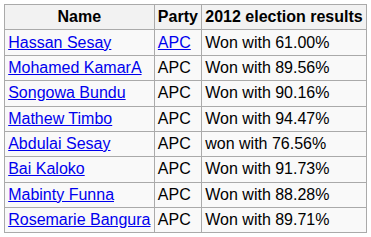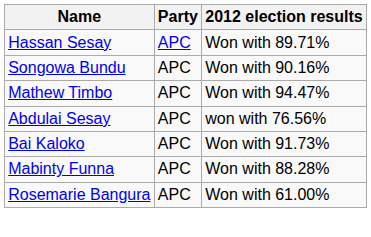(267, 42) Won with 61.00% -> (267, 42) Won with 89.71%
- row: (75, 67)
(267, 220) Won with 89.71% -> (267, 194) Won with 61.00%
